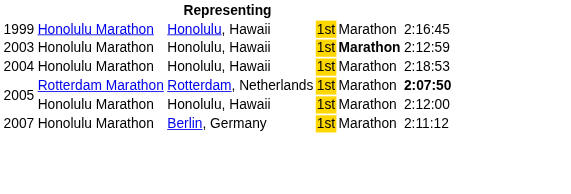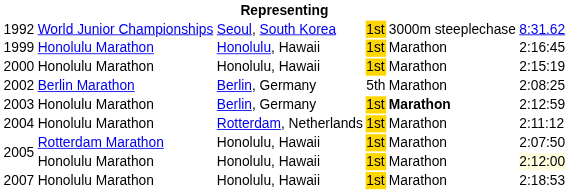+ row: (19, 29)
+ row: (19, 67)
+ row: (19, 86)
(219, 48) Honolulu, Hawaii -> (266, 104) Berlin, Germany
(219, 67) Honolulu, Hawaii -> (290, 123) Rotterdam, Netherlands
(427, 67) 2:18:53 -> (542, 123) 2:11:12
(240, 86) Rotterdam, Netherlands -> (268, 142) Honolulu, Hawaii
(428, 86) bold -> (542, 142) normal
(427, 104) no background -> (542, 161) lightyellow background
(217, 123) Berlin, Germany -> (268, 180) Honolulu, Hawaii
(426, 123) 2:11:12 -> (542, 180) 2:18:53
